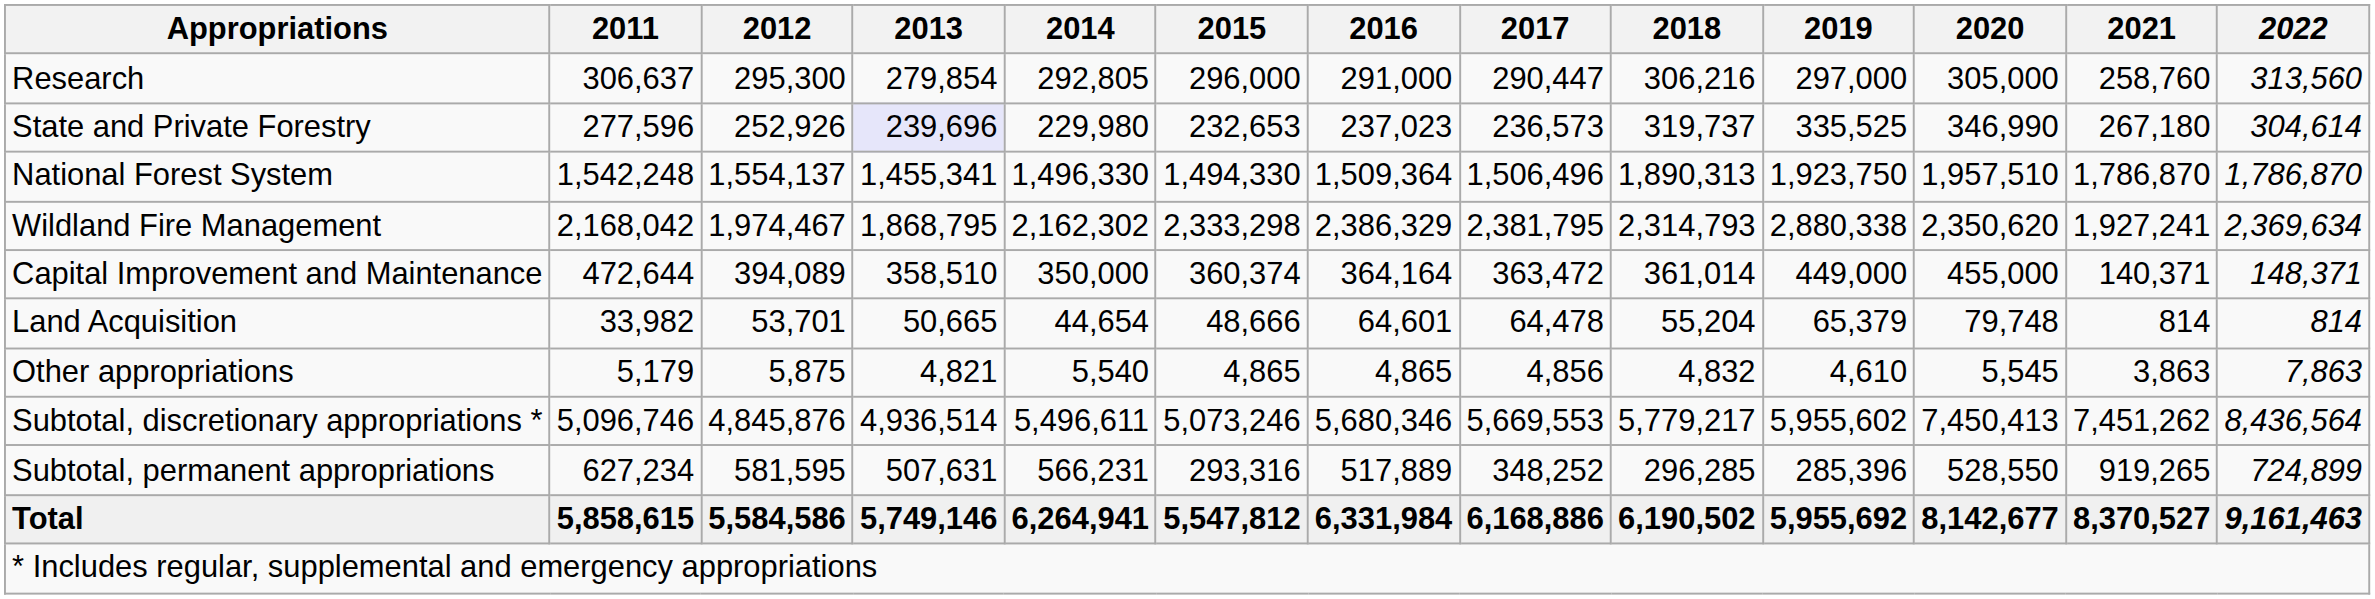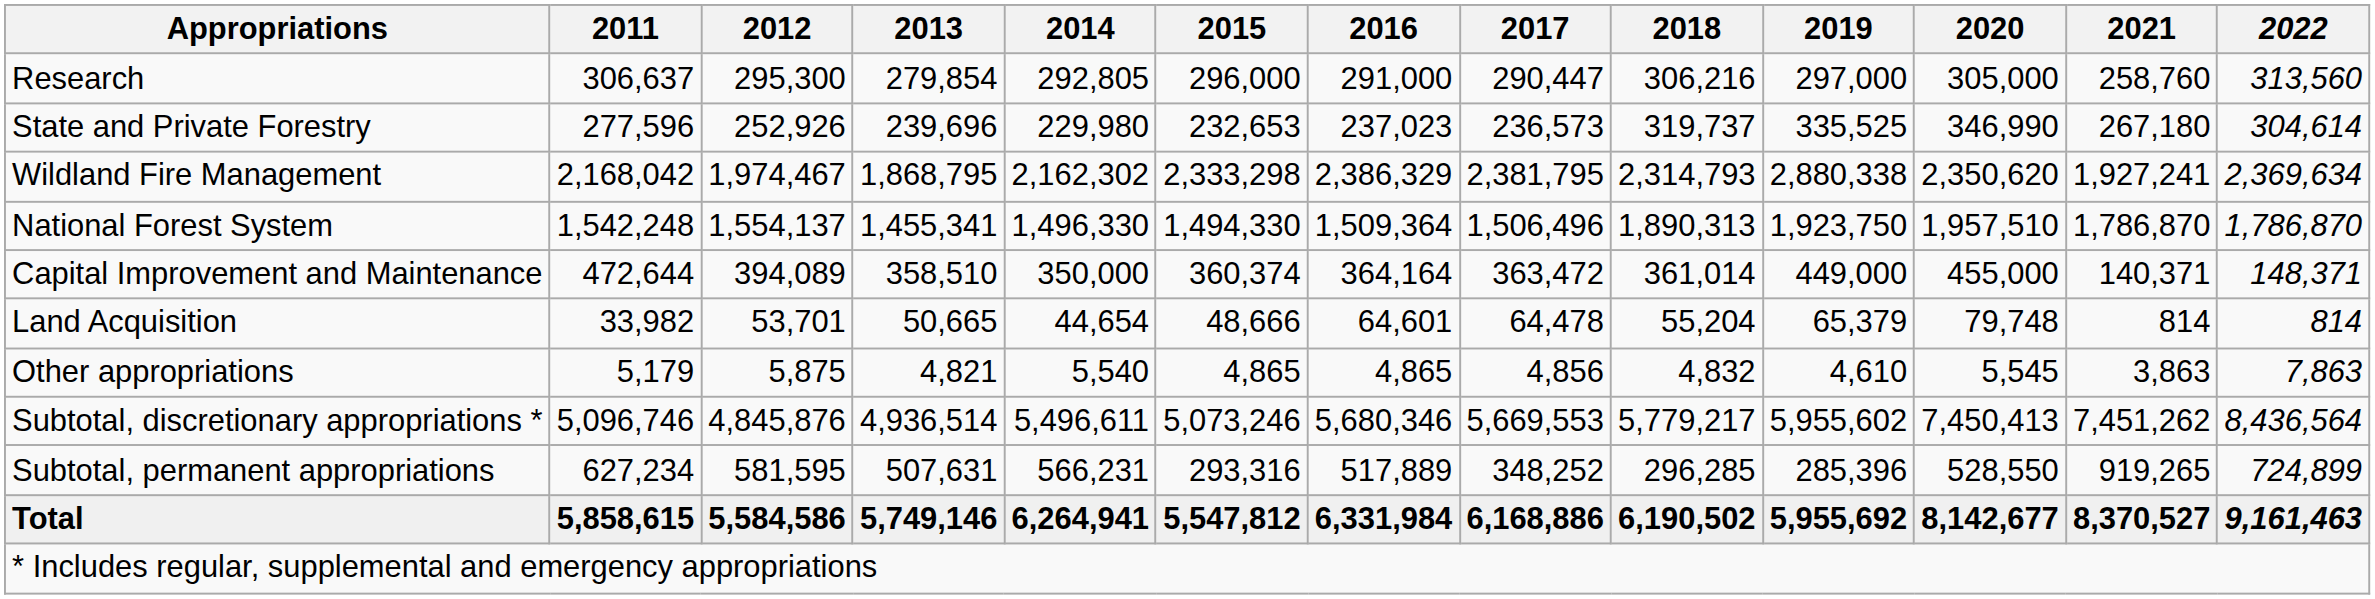(942, 126) lavender background -> (942, 126) no background
rows swapped: (173, 175) <-> (197, 224)
